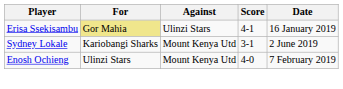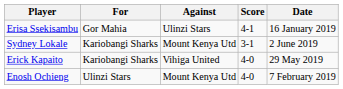(105, 28) khaki background -> (105, 28) no background
+ row: (35, 60)
